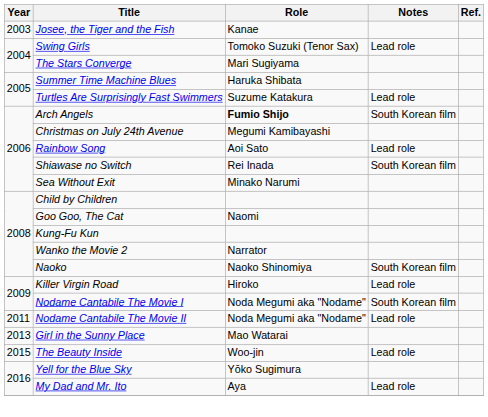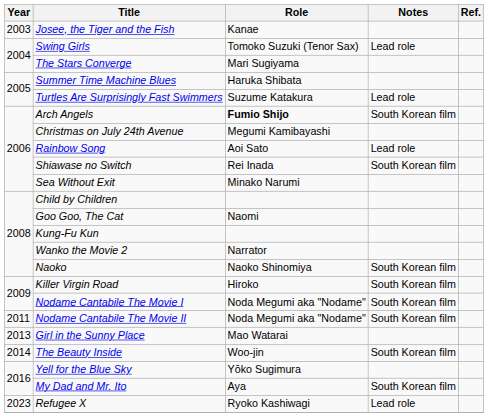(393, 285) Lead role -> (413, 285) South Korean film
(393, 319) Lead role -> (413, 319) South Korean film
(19, 353) 2015 -> (19, 353) 2014
(393, 353) Lead role -> (413, 353) South Korean film
(393, 387) Lead role -> (413, 387) South Korean film
+ row: (61, 404)
